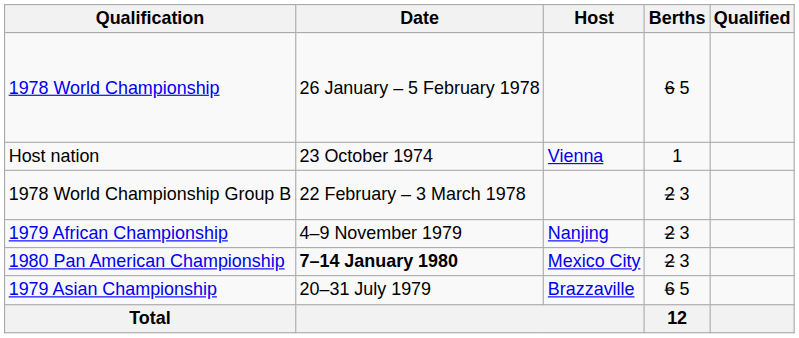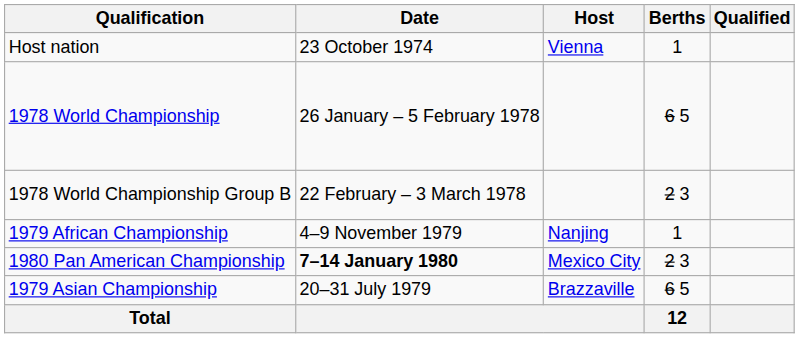rows swapped: (54, 156) <-> (114, 87)
(677, 233) 2 3 -> (677, 233) 1
